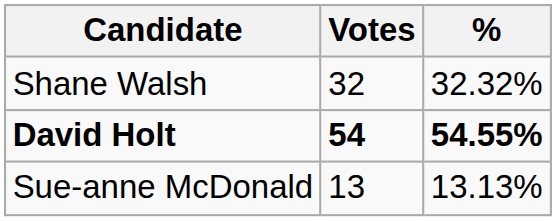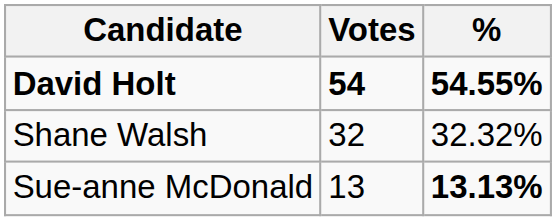rows swapped: (94, 135) <-> (110, 82)
(487, 187) normal -> (487, 187) bold
